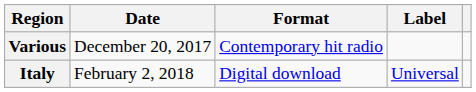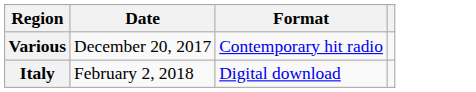- column: (425, 18)
